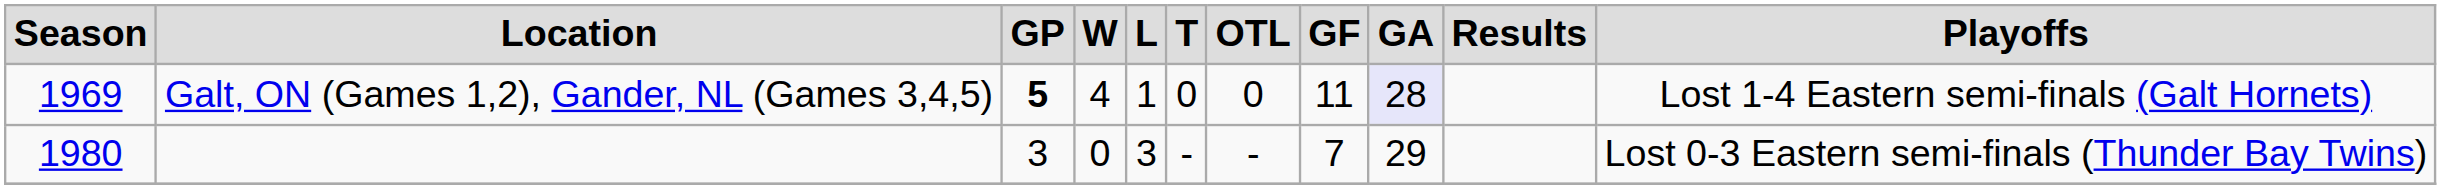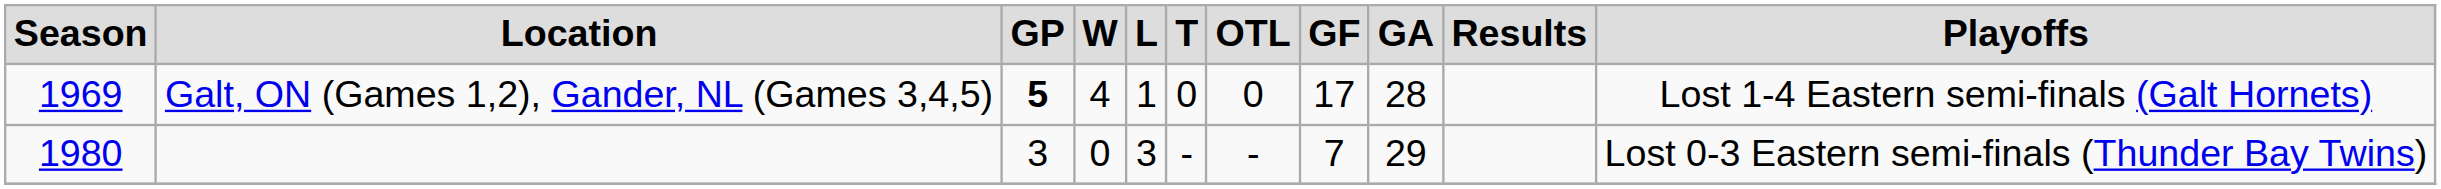(1334, 93) 11 -> (1334, 93) 17
(1406, 93) lavender background -> (1406, 93) no background
